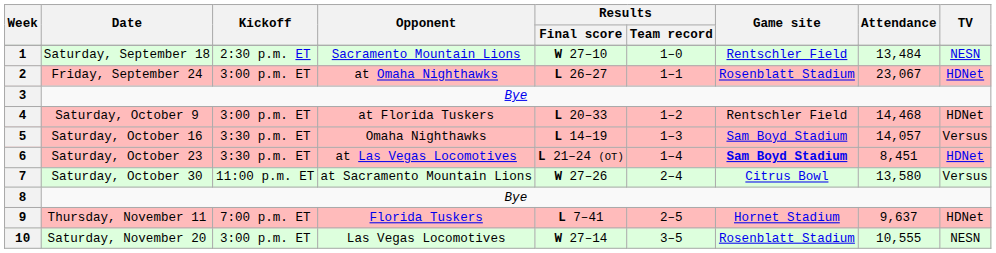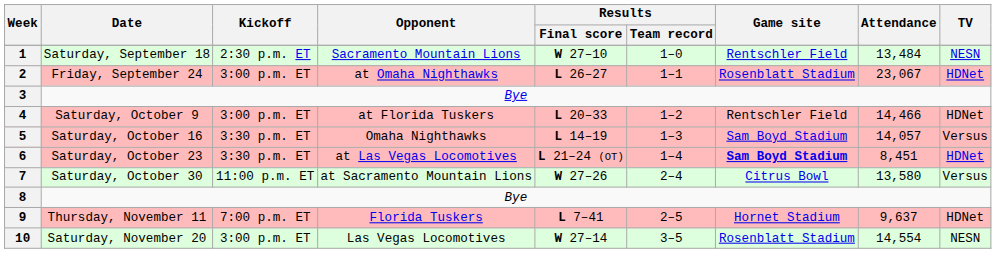(899, 117) 14,468 -> (899, 117) 14,466
(899, 239) 10,555 -> (899, 239) 14,554
